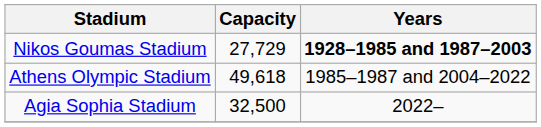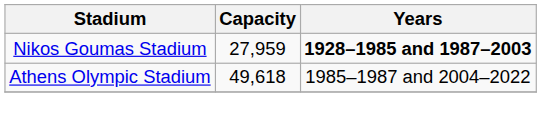(258, 48) 27,729 -> (258, 48) 27,959
- row: (110, 106)
